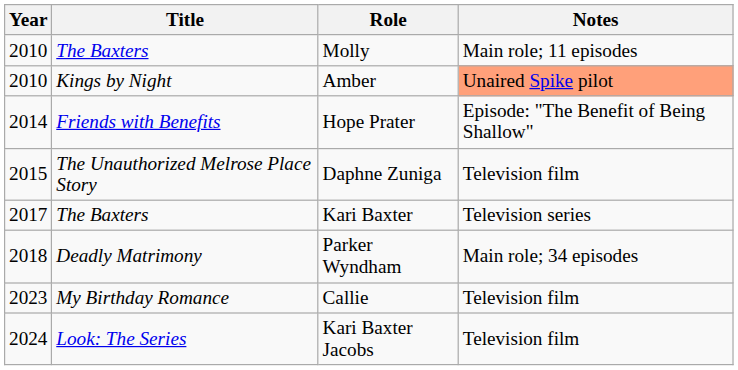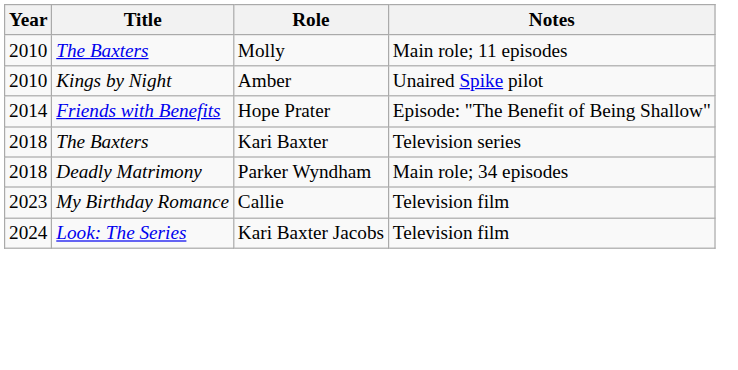(538, 80) lightsalmon background -> (468, 80) no background
- row: (382, 173)
(28, 215) 2017 -> (28, 141) 2018
